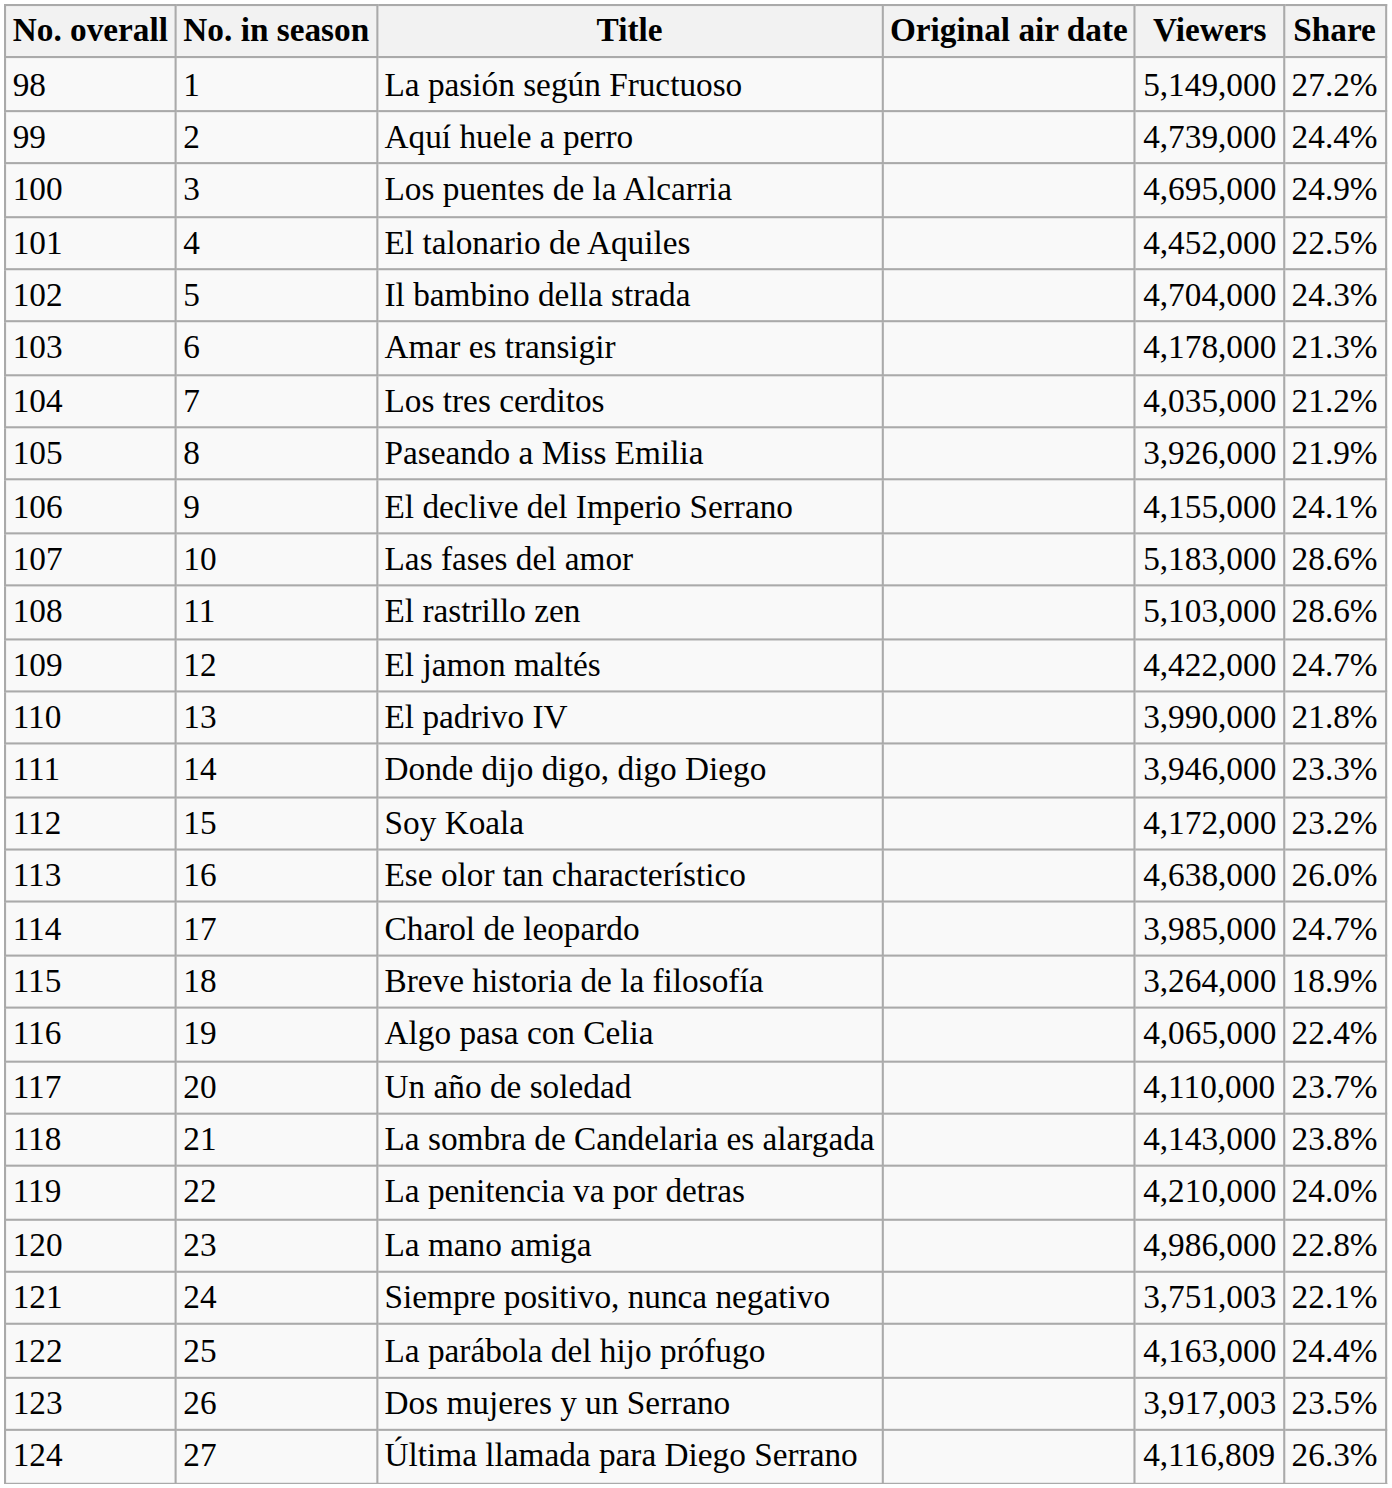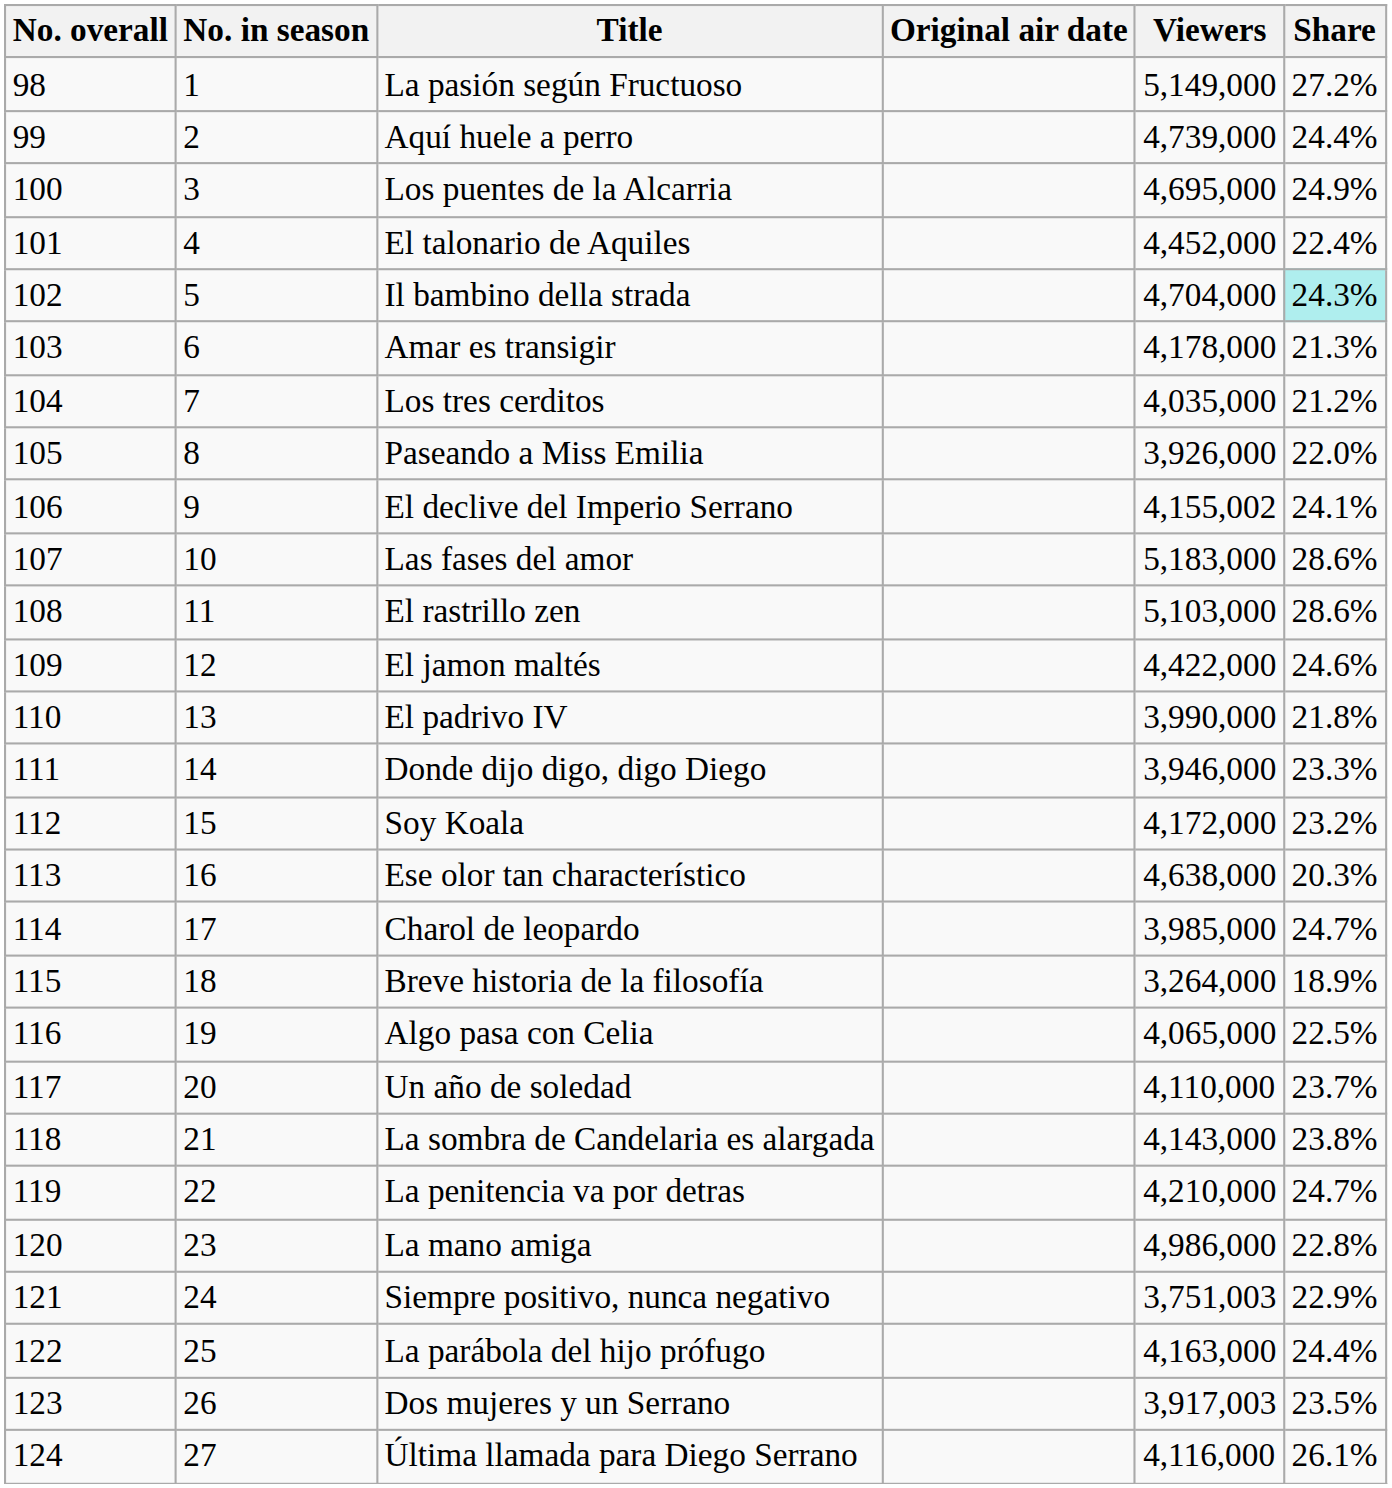(1335, 242) 22.5% -> (1335, 242) 22.4%
(1335, 294) no background -> (1335, 294) paleturquoise background
(1335, 453) 21.9% -> (1335, 453) 22.0%
(1210, 505) 4,155,000 -> (1210, 505) 4,155,002
(1335, 664) 24.7% -> (1335, 664) 24.6%
(1335, 875) 26.0% -> (1335, 875) 20.3%
(1335, 1033) 22.4% -> (1335, 1033) 22.5%
(1335, 1192) 24.0% -> (1335, 1192) 24.7%
(1335, 1297) 22.1% -> (1335, 1297) 22.9%
(1209, 1455) 4,116,809 -> (1209, 1455) 4,116,000
(1335, 1455) 26.3% -> (1335, 1455) 26.1%
